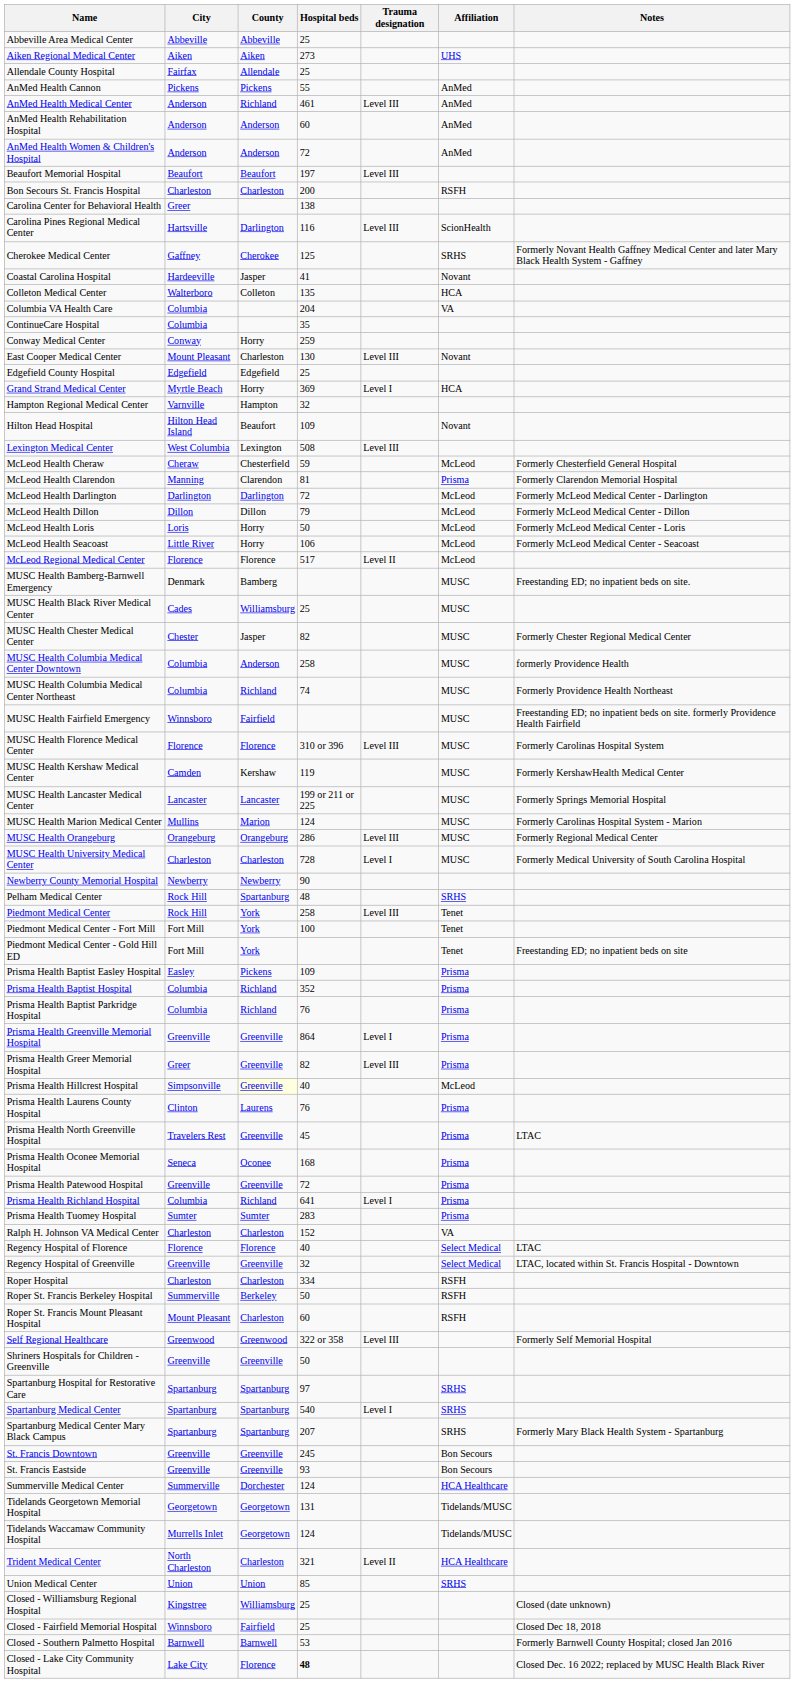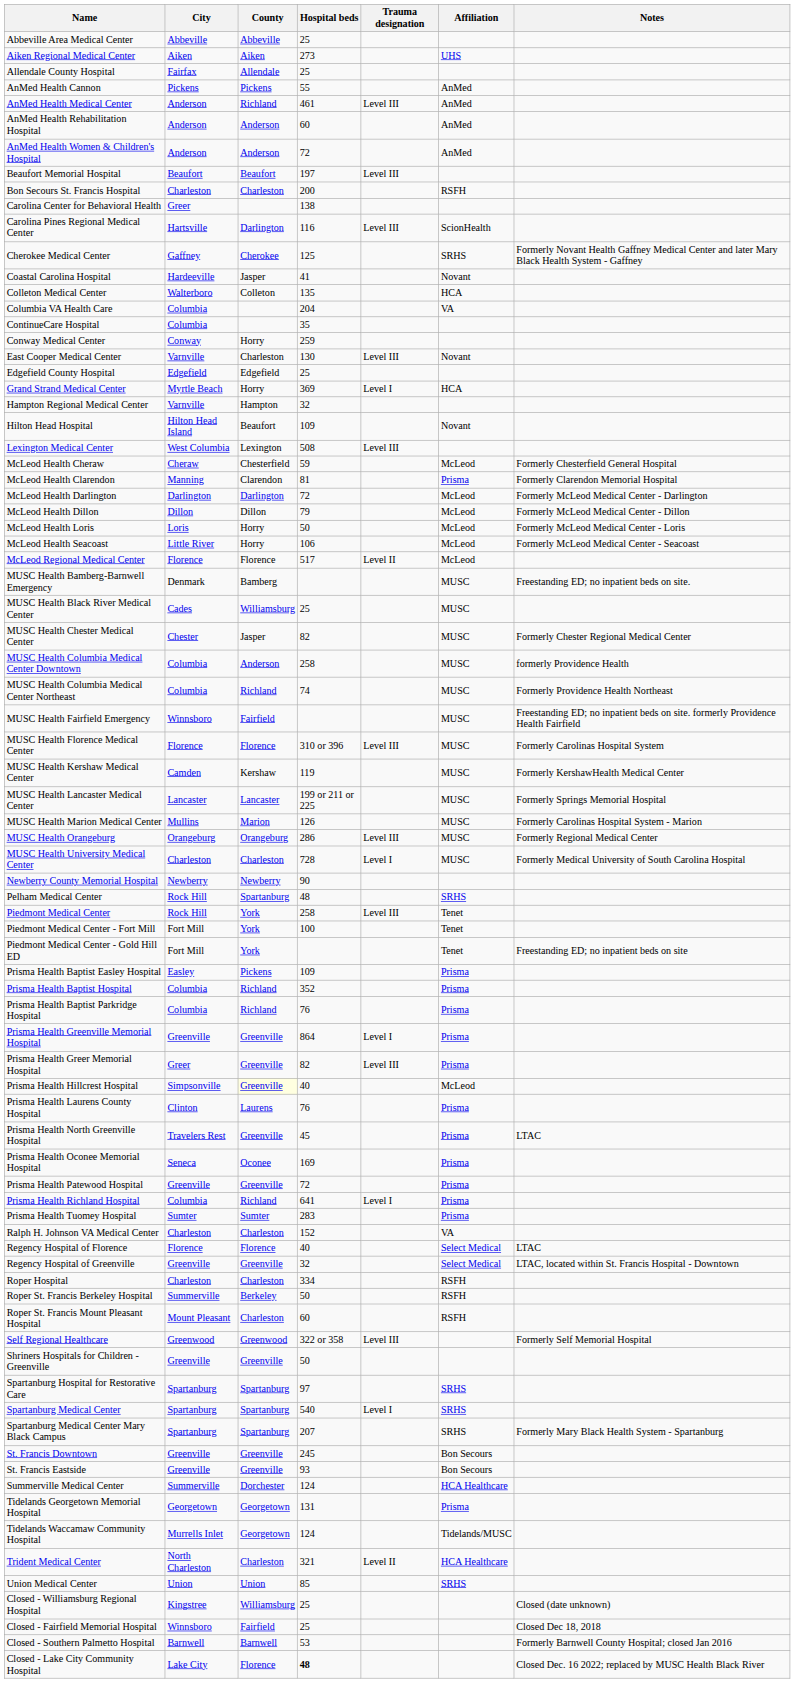(199, 356) Mount Pleasant -> (186, 356) Varnville
(307, 822) 124 -> (307, 822) 126
(307, 1162) 168 -> (307, 1162) 169
(476, 1507) Tidelands/MUSC -> (455, 1507) Prisma
